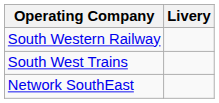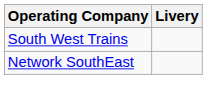- row: (84, 39)
